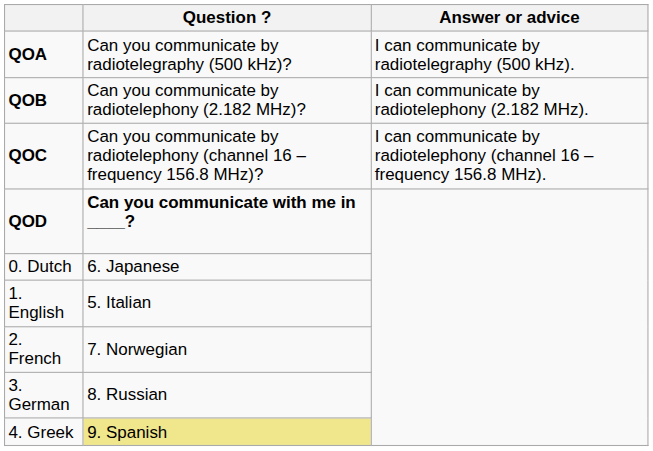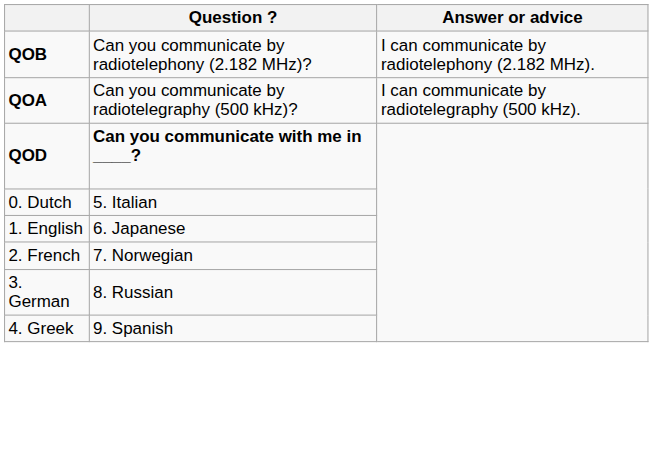rows swapped: (28, 54) <-> (28, 100)
- row: (28, 155)
(133, 266) 6. Japanese -> (125, 201) 5. Italian
(119, 303) 5. Italian -> (139, 228) 6. Japanese
(127, 431) khaki background -> (133, 328) no background
